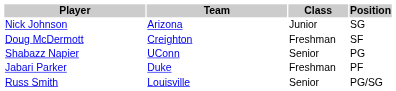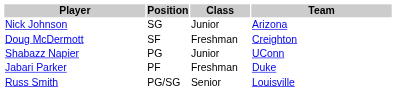columns swapped: (371, 10) <-> (217, 10)
(304, 53) Senior -> (205, 53) Junior
